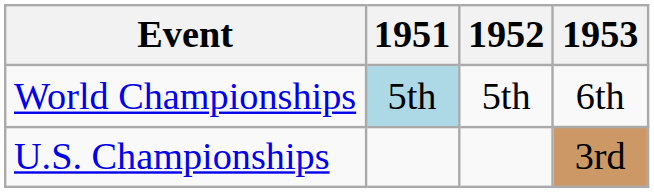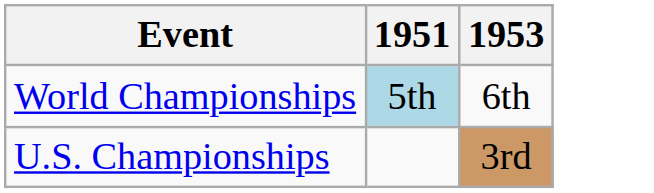- column: (506, 34)
